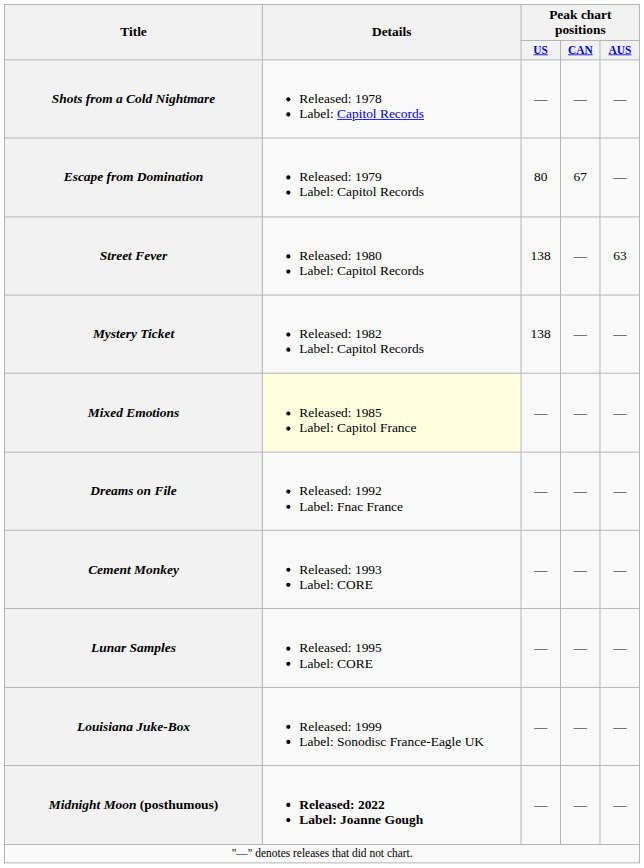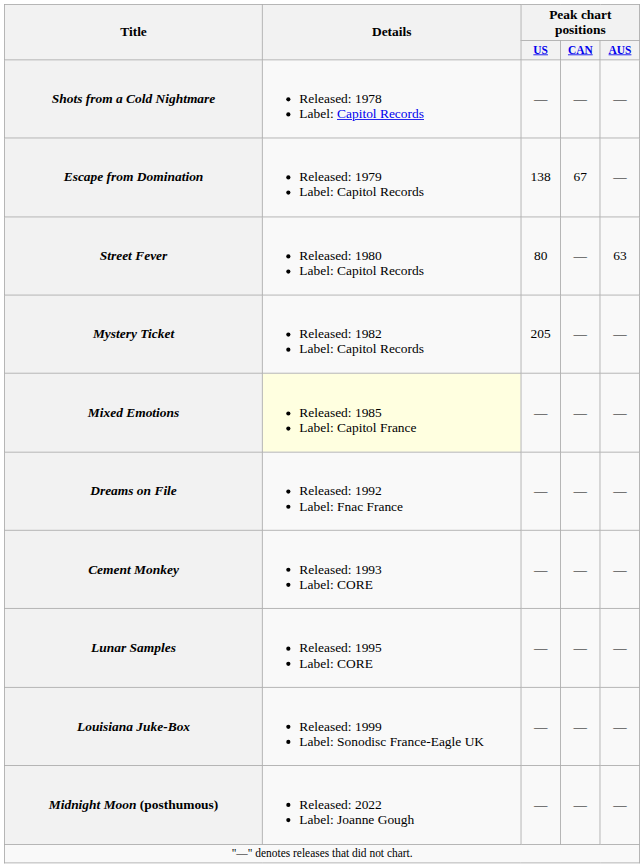(541, 177) 80 -> (541, 177) 138
(541, 255) 138 -> (541, 255) 80
(541, 334) 138 -> (541, 334) 205
(392, 812) bold -> (392, 812) normal
